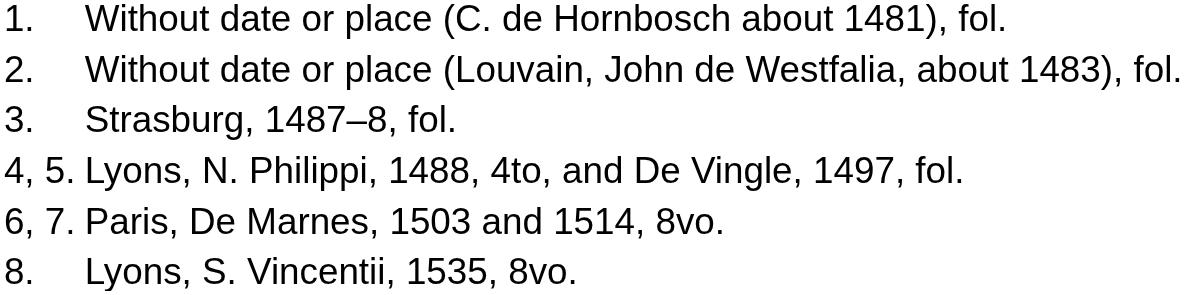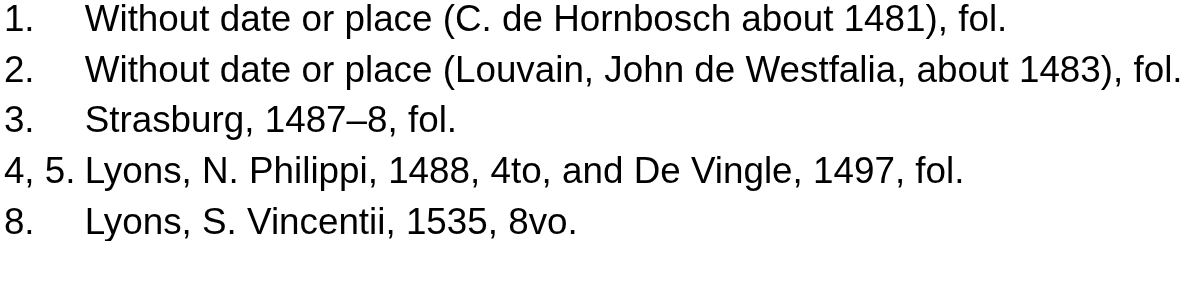- row: (405, 221)
